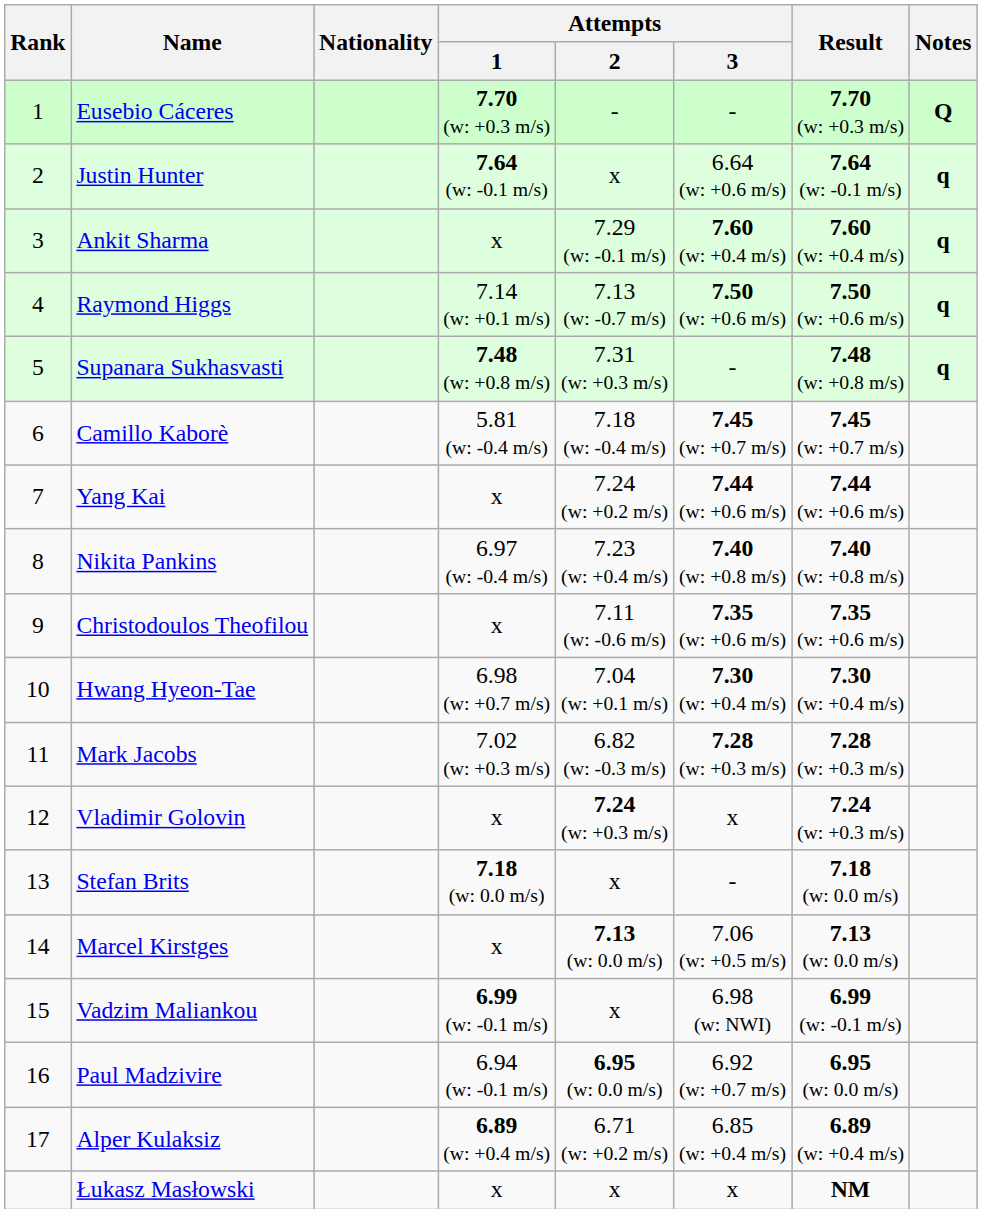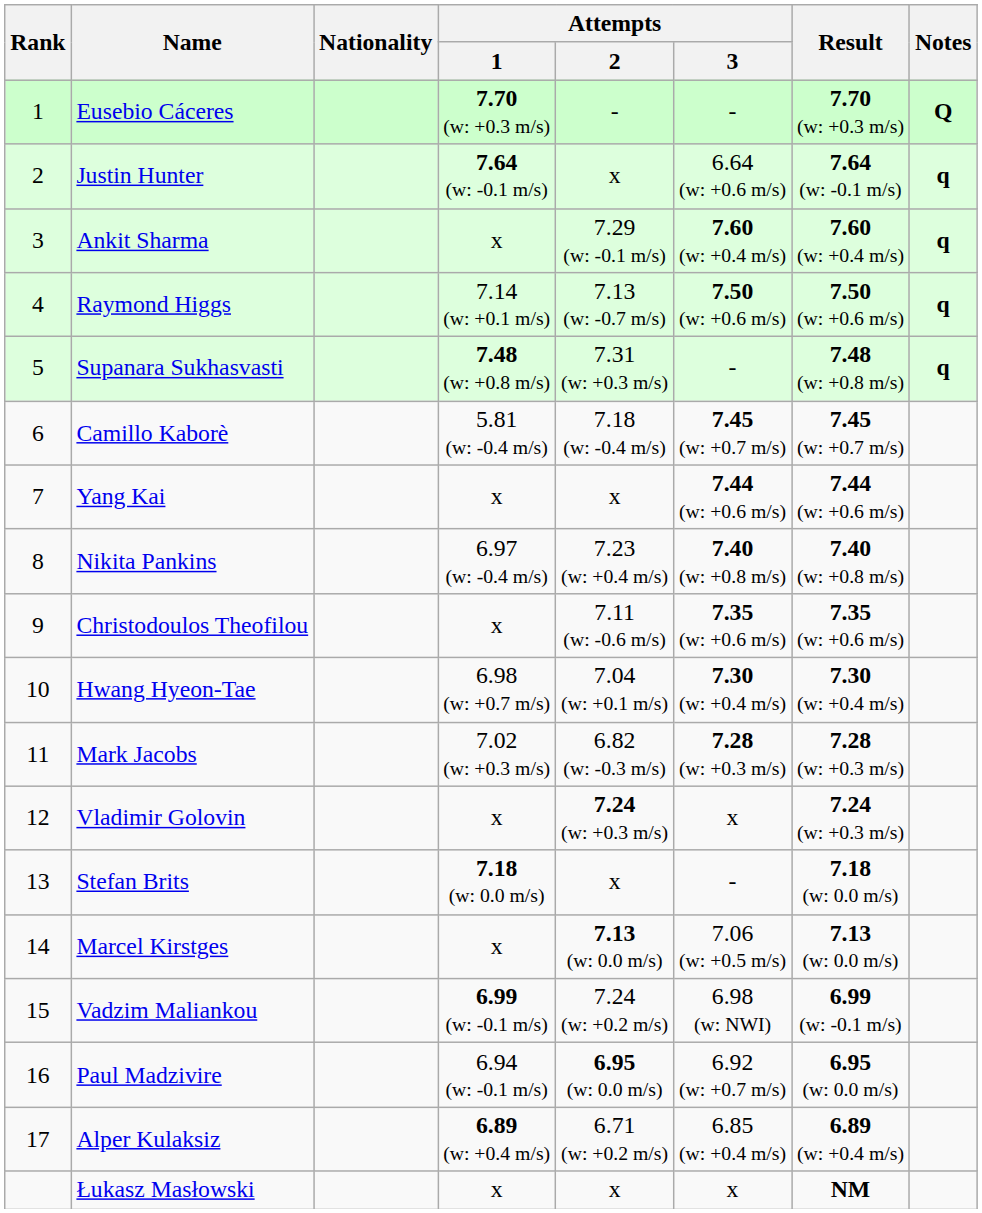(615, 496) 7.24 (w: +0.2 m/s) -> (615, 496) x
(615, 1010) x -> (615, 1010) 7.24 (w: +0.2 m/s)
